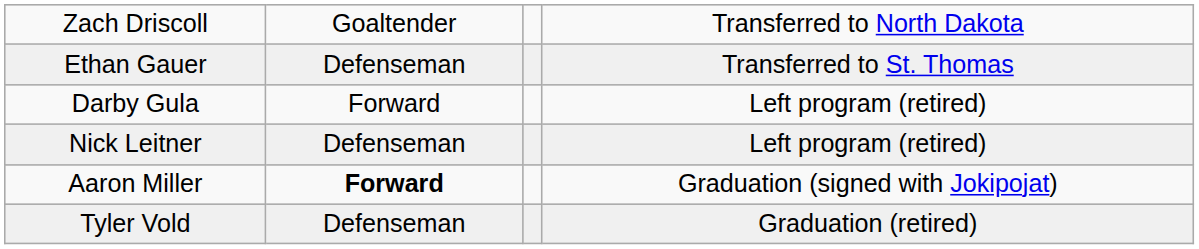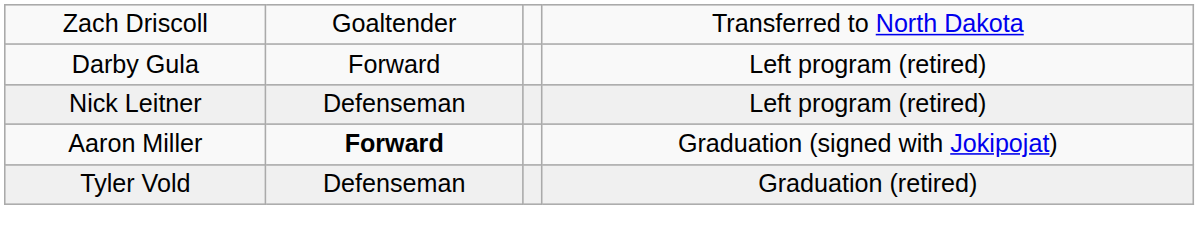- row: (135, 64)
